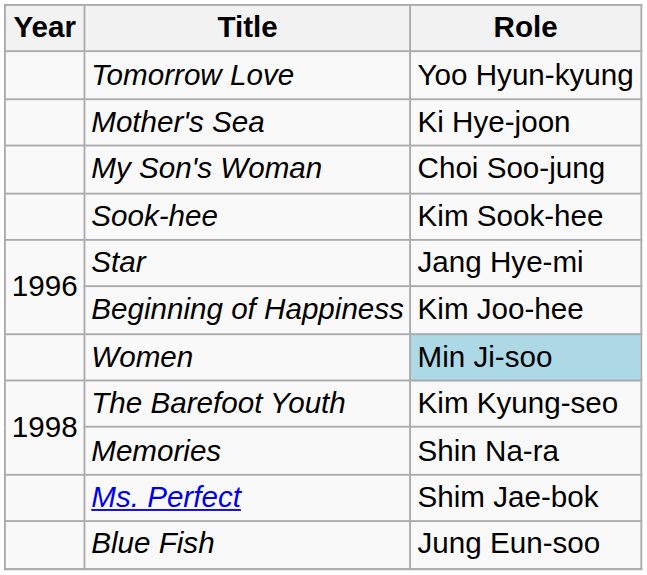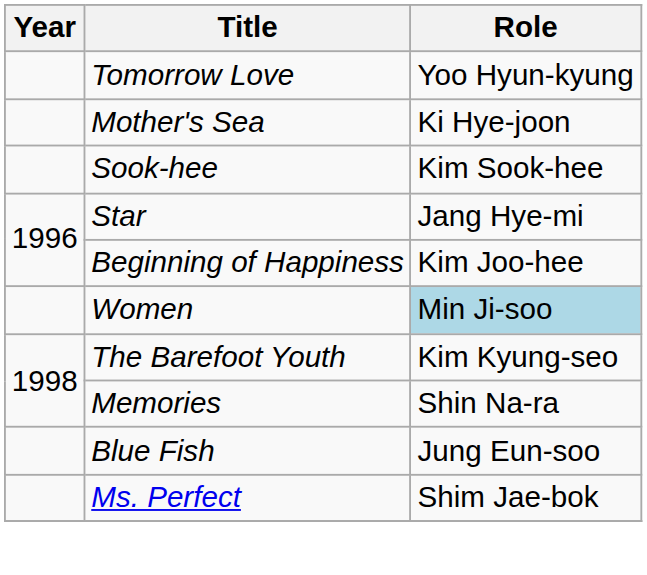- row: (207, 168)
rows swapped: (153, 544) <-> (166, 497)
